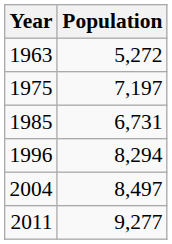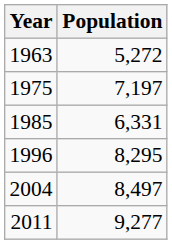(138, 121) 6,731 -> (138, 121) 6,331
(138, 155) 8,294 -> (138, 155) 8,295
